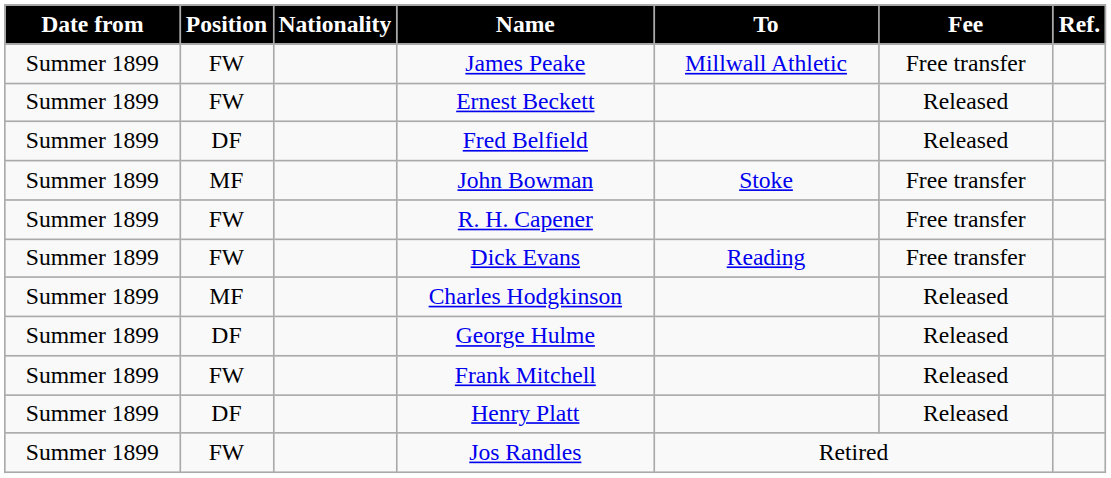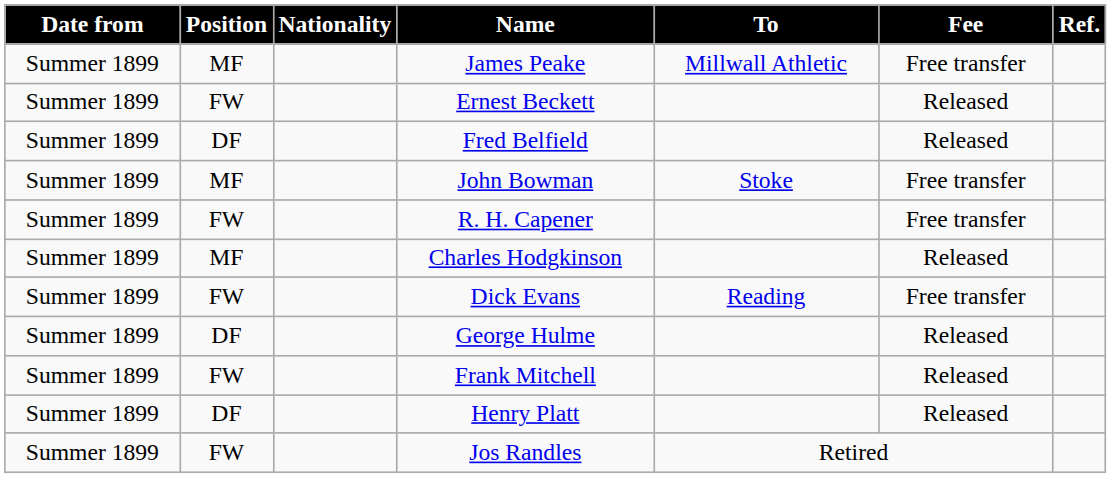(226, 63) FW -> (226, 63) MF
rows swapped: (525, 258) <-> (525, 297)
